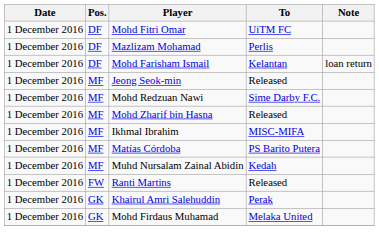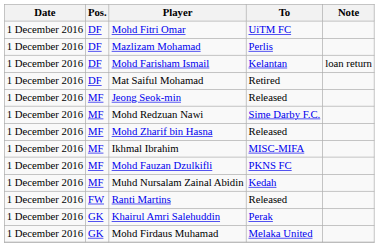+ row: (158, 81)
- row: (146, 149)
+ row: (162, 166)
